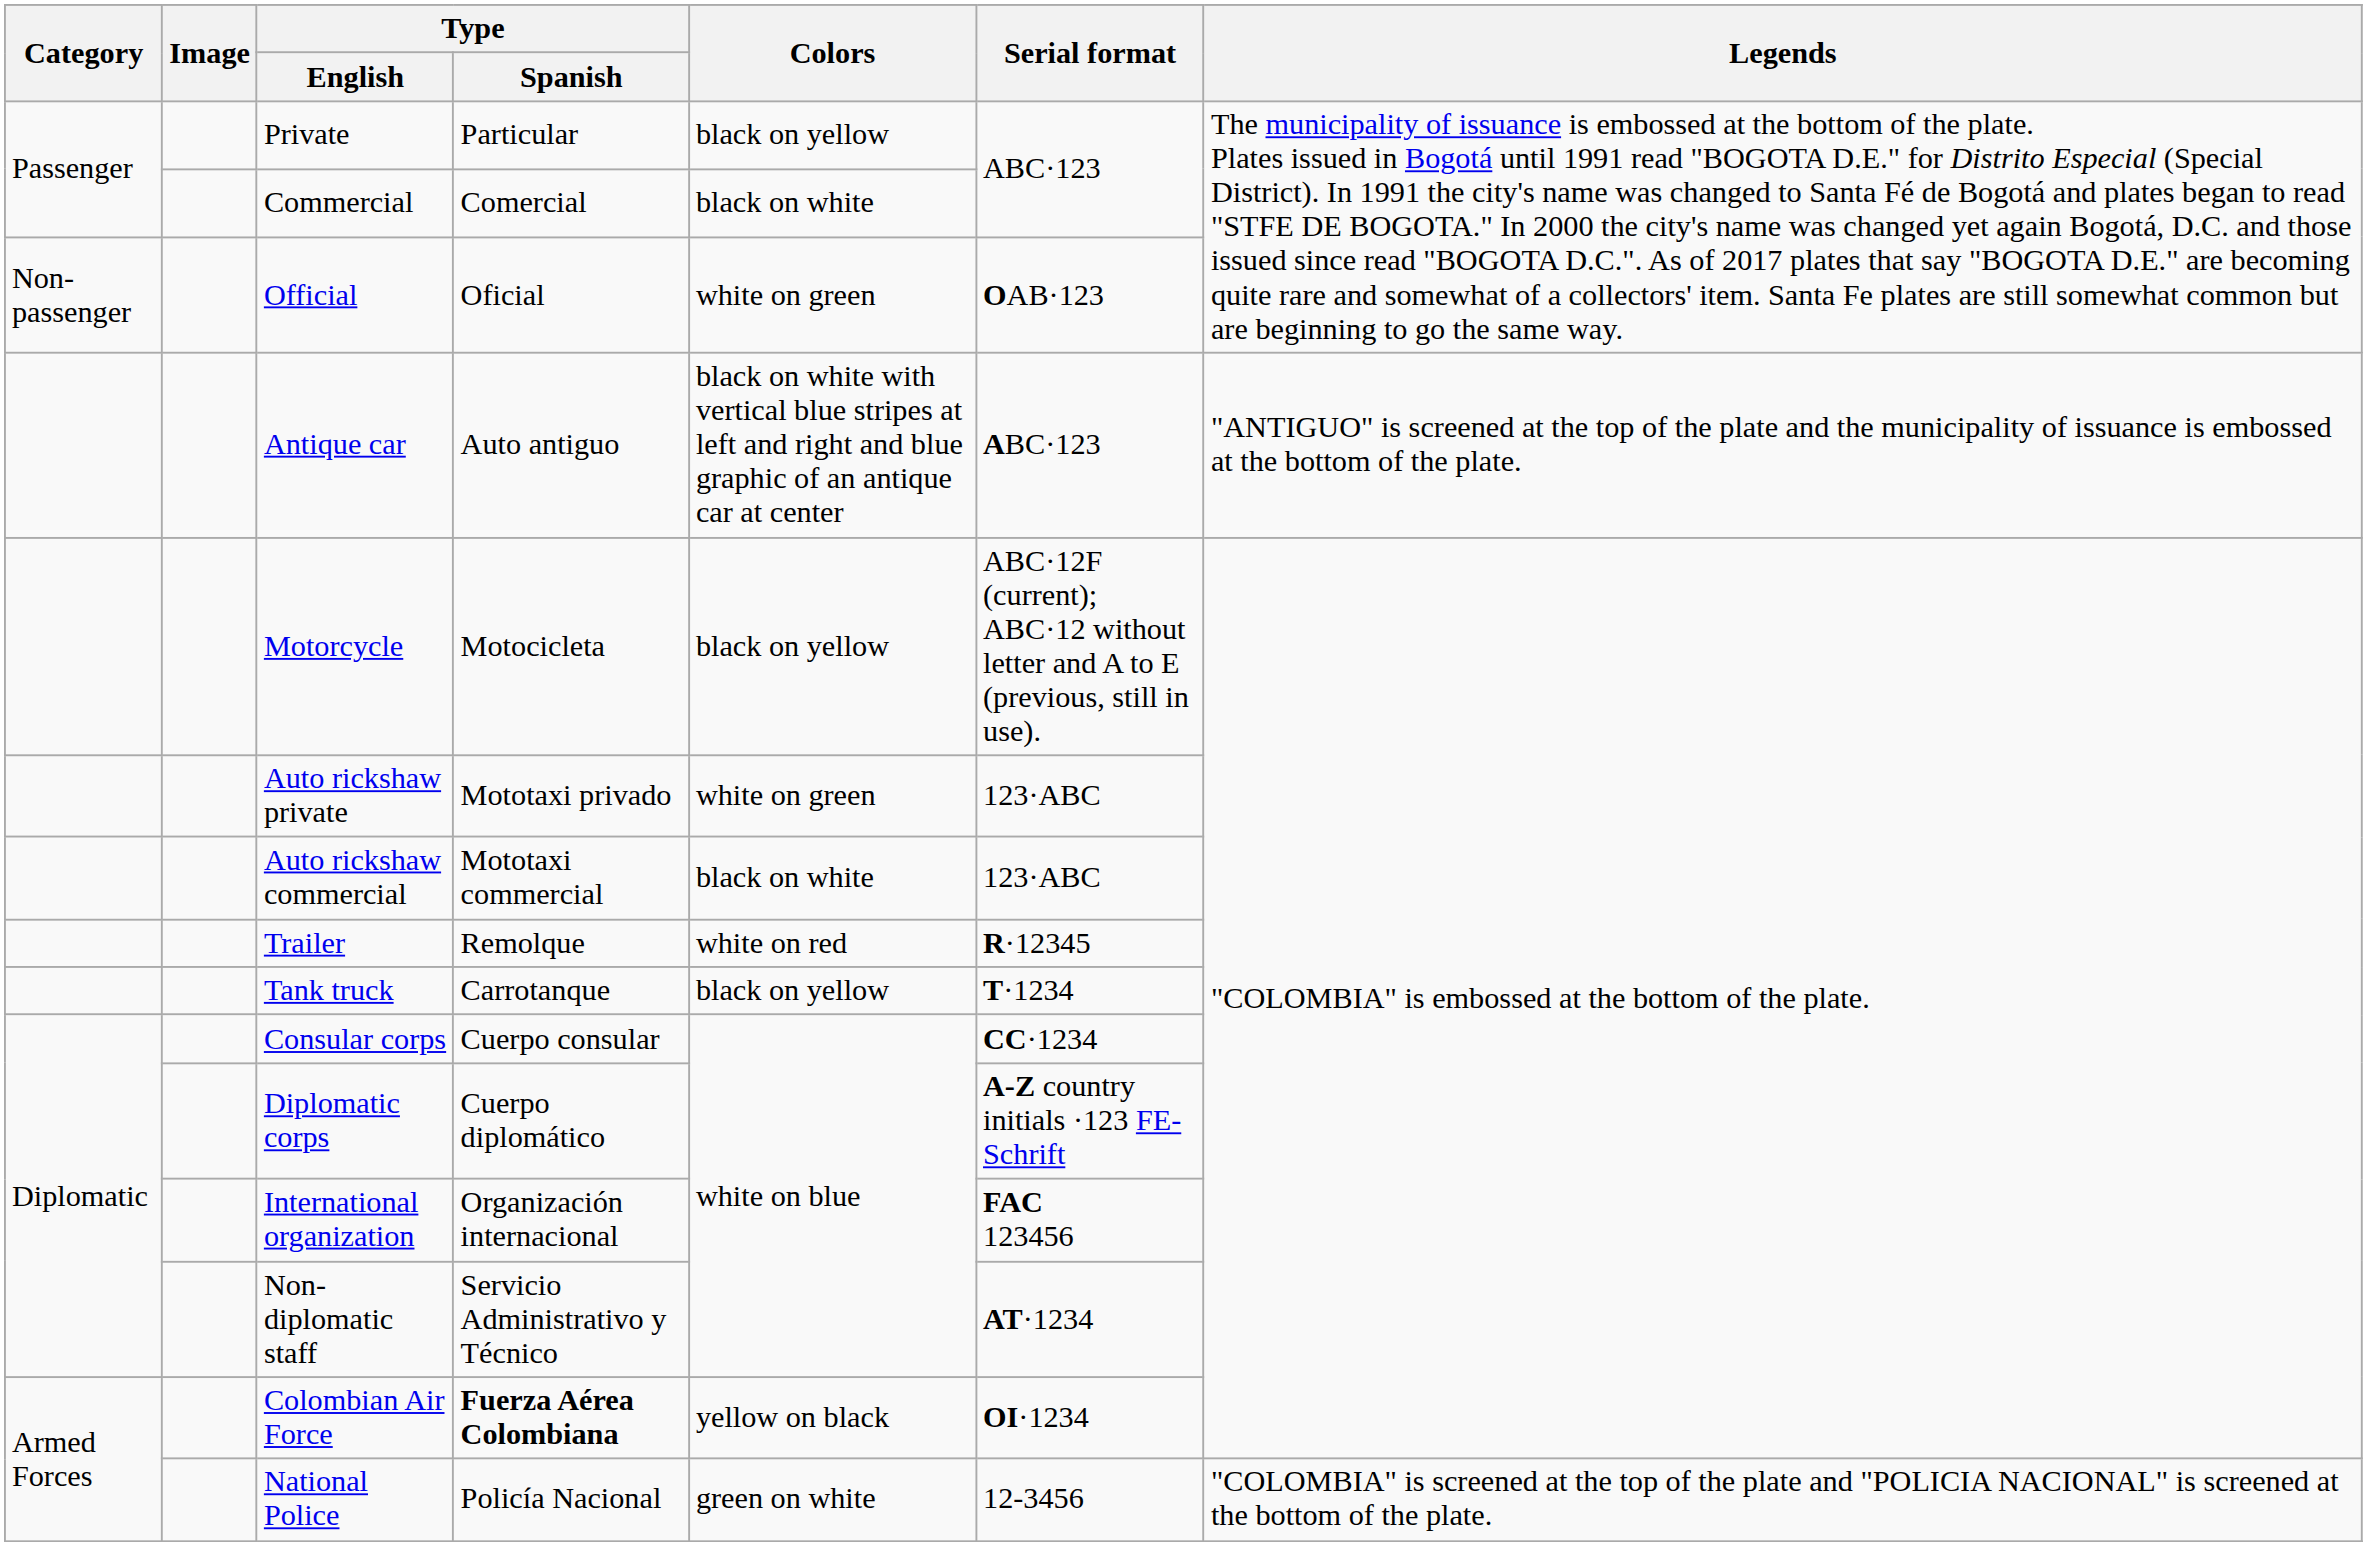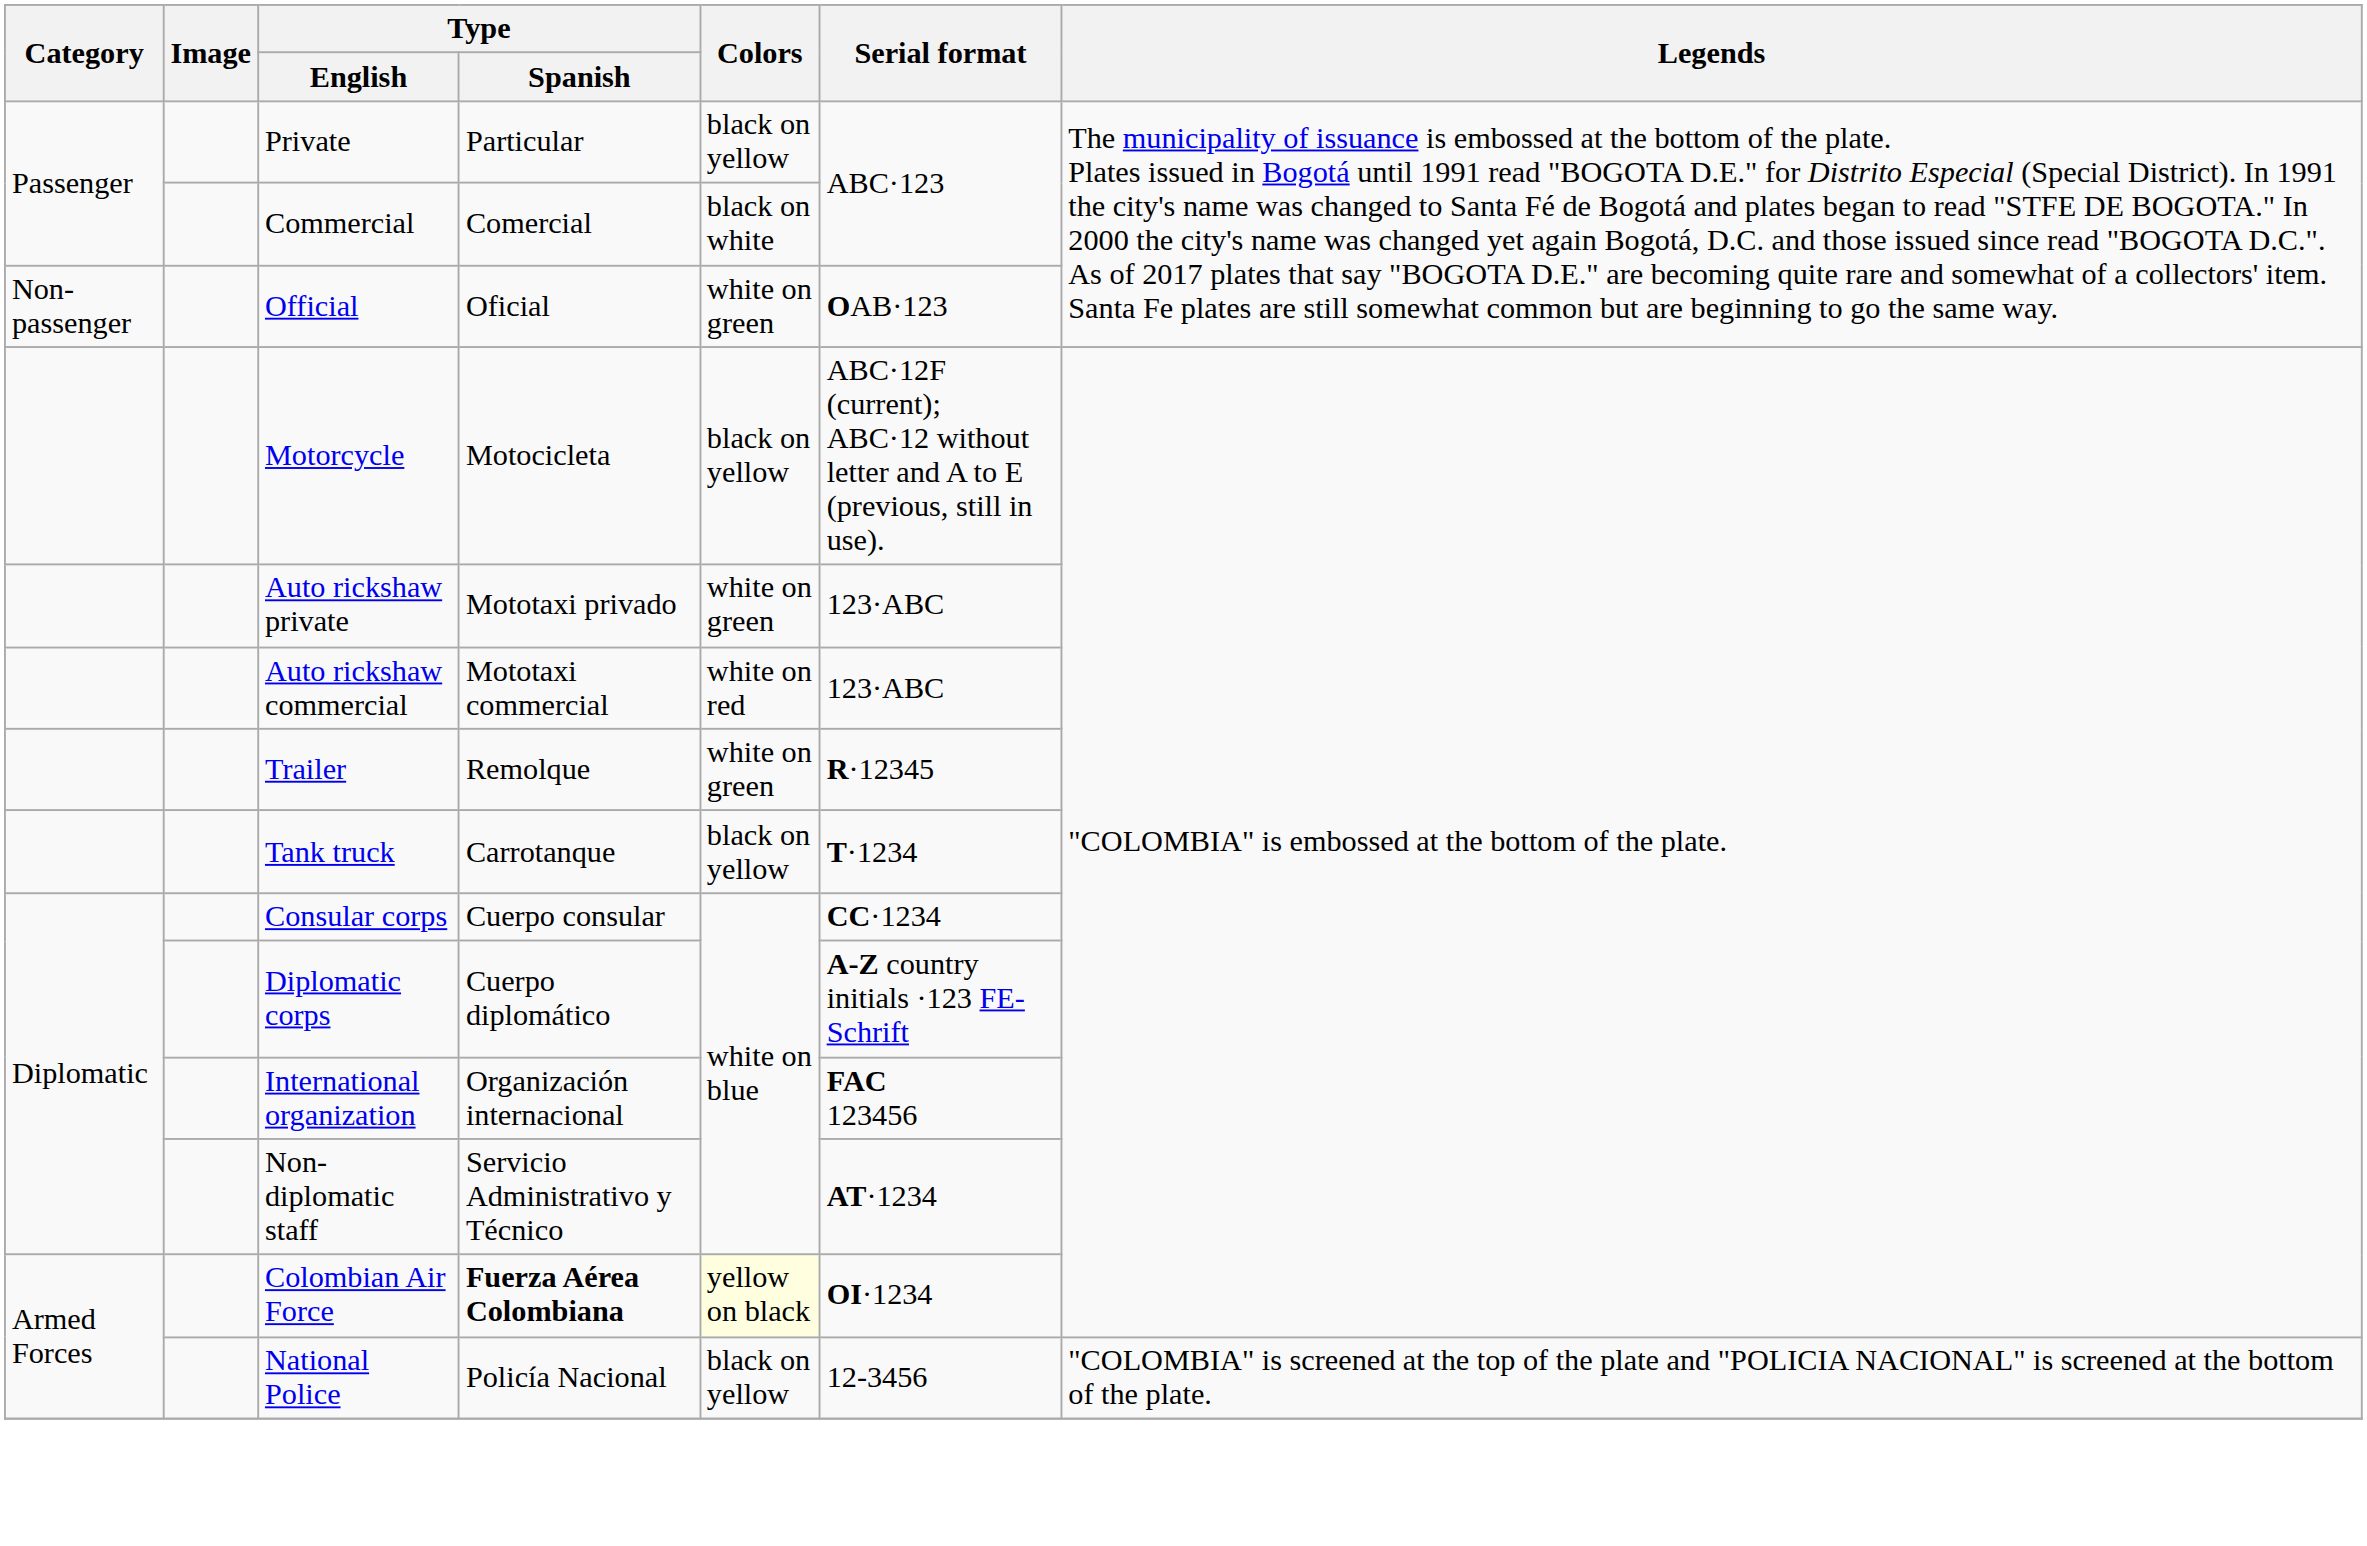- row: (335, 444)
(785, 877) black on white -> (759, 687) white on red
(771, 942) white on red -> (759, 769) white on green
(792, 1417) no background -> (759, 1295) lightyellow background
(786, 1499) green on white -> (759, 1377) black on yellow
